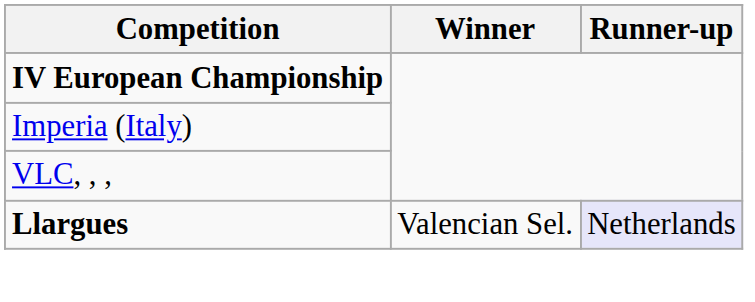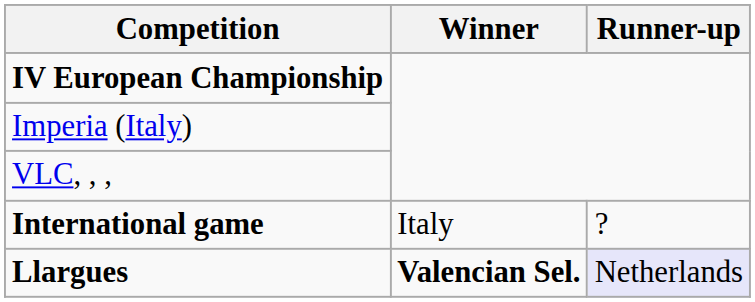+ row: (138, 223)
(485, 223) normal -> (489, 272) bold
